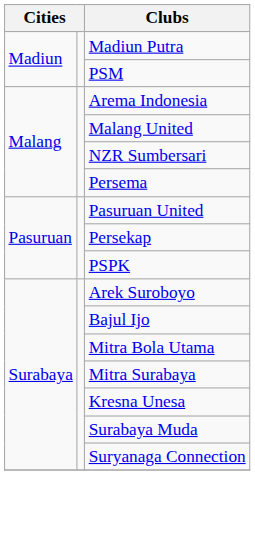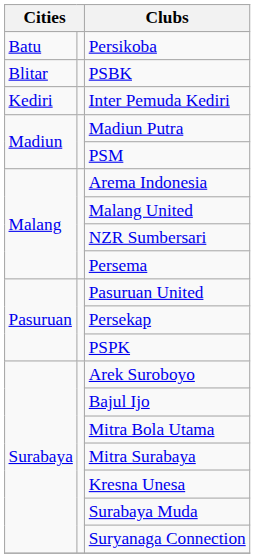+ row: (123, 45)
+ row: (110, 73)
+ row: (159, 100)
